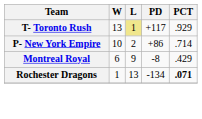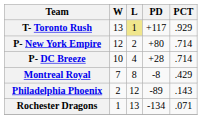(117, 43) 10 -> (118, 43) 12
(156, 43) +86 -> (156, 43) +80
+ row: (57, 59)
(117, 59) 6 -> (118, 75) 7
(133, 59) 9 -> (134, 75) 8
+ row: (57, 91)
(183, 75) bold -> (183, 106) normal
